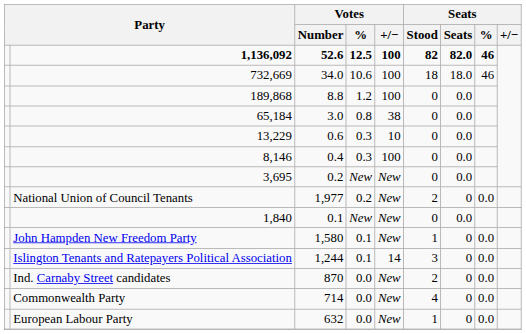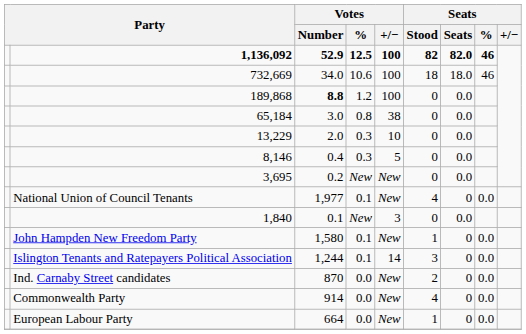(332, 55) 52.6 -> (332, 55) 52.9
(335, 95) normal -> (335, 95) bold
(335, 136) 0.6 -> (335, 136) 2.0
(391, 156) 100 -> (397, 156) 5
(364, 197) 0.2 -> (364, 197) 0.1
(435, 197) 2 -> (435, 197) 4
(389, 217) New -> (397, 217) 3
(334, 298) 714 -> (334, 298) 914
(334, 319) 632 -> (334, 319) 664
